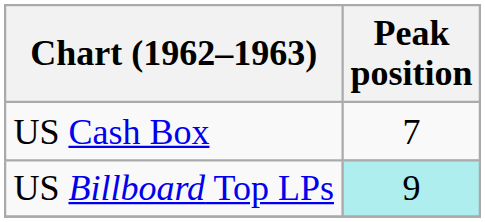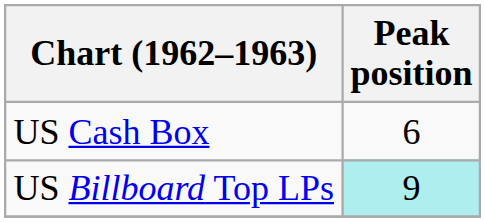(412, 130) 7 -> (412, 130) 6
